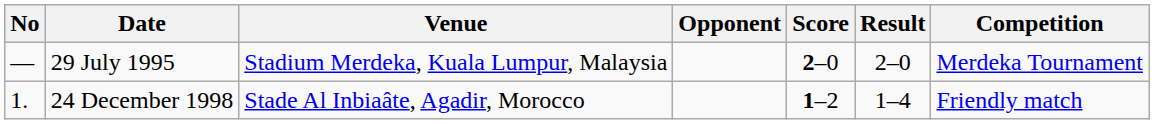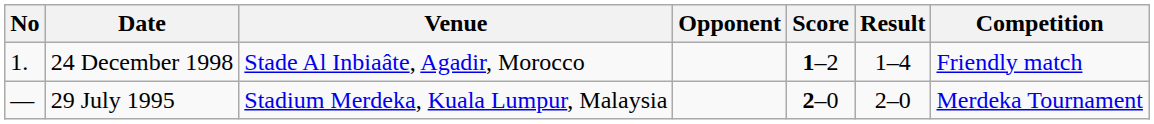rows swapped: (113, 61) <-> (142, 99)
